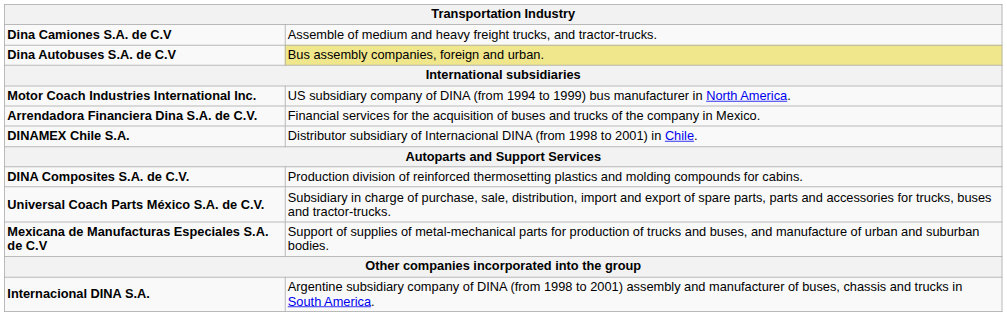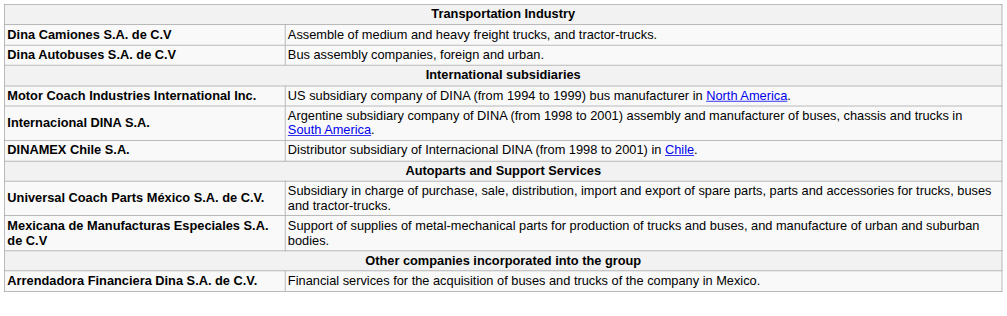(416, 55) khaki background -> (416, 55) no background
rows swapped: (79, 294) <-> (132, 116)
- row: (98, 177)
